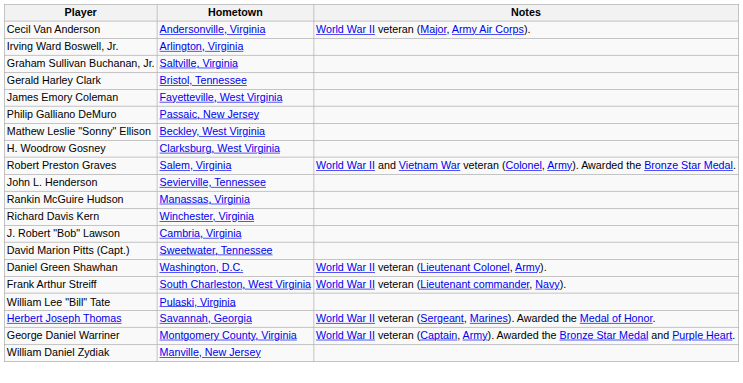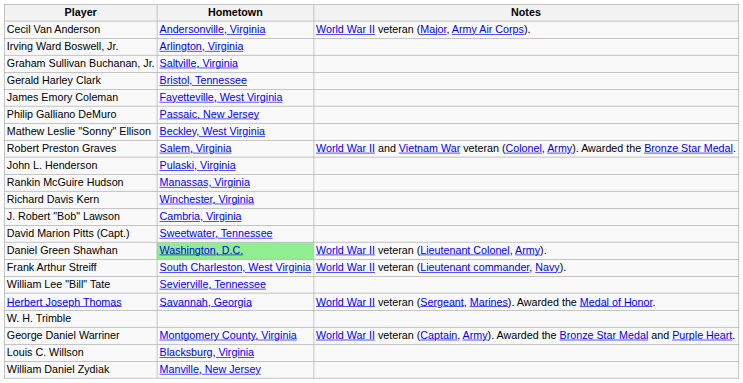- row: (56, 149)
(213, 183) Sevierville, Tennessee -> (198, 166) Pulaski, Virginia
(201, 268) no background -> (201, 251) lightgreen background
(198, 302) Pulaski, Virginia -> (213, 285) Sevierville, Tennessee
+ row: (39, 319)
+ row: (45, 353)
